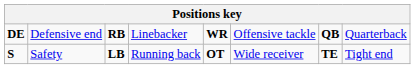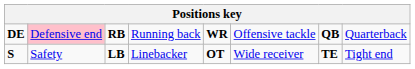(66, 34) no background -> (66, 34) pink background
(159, 34) Linebacker -> (166, 34) Running back
(166, 53) Running back -> (159, 53) Linebacker
